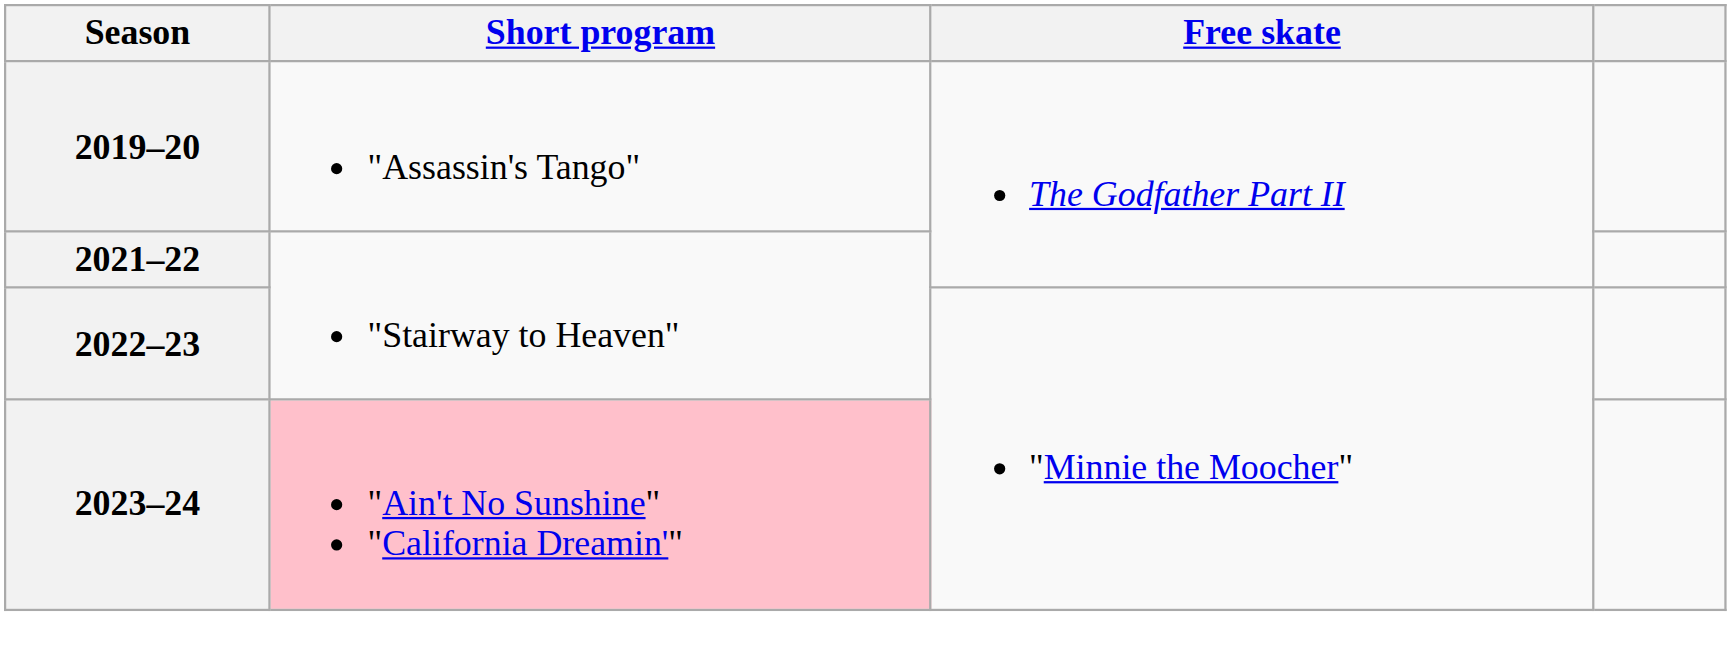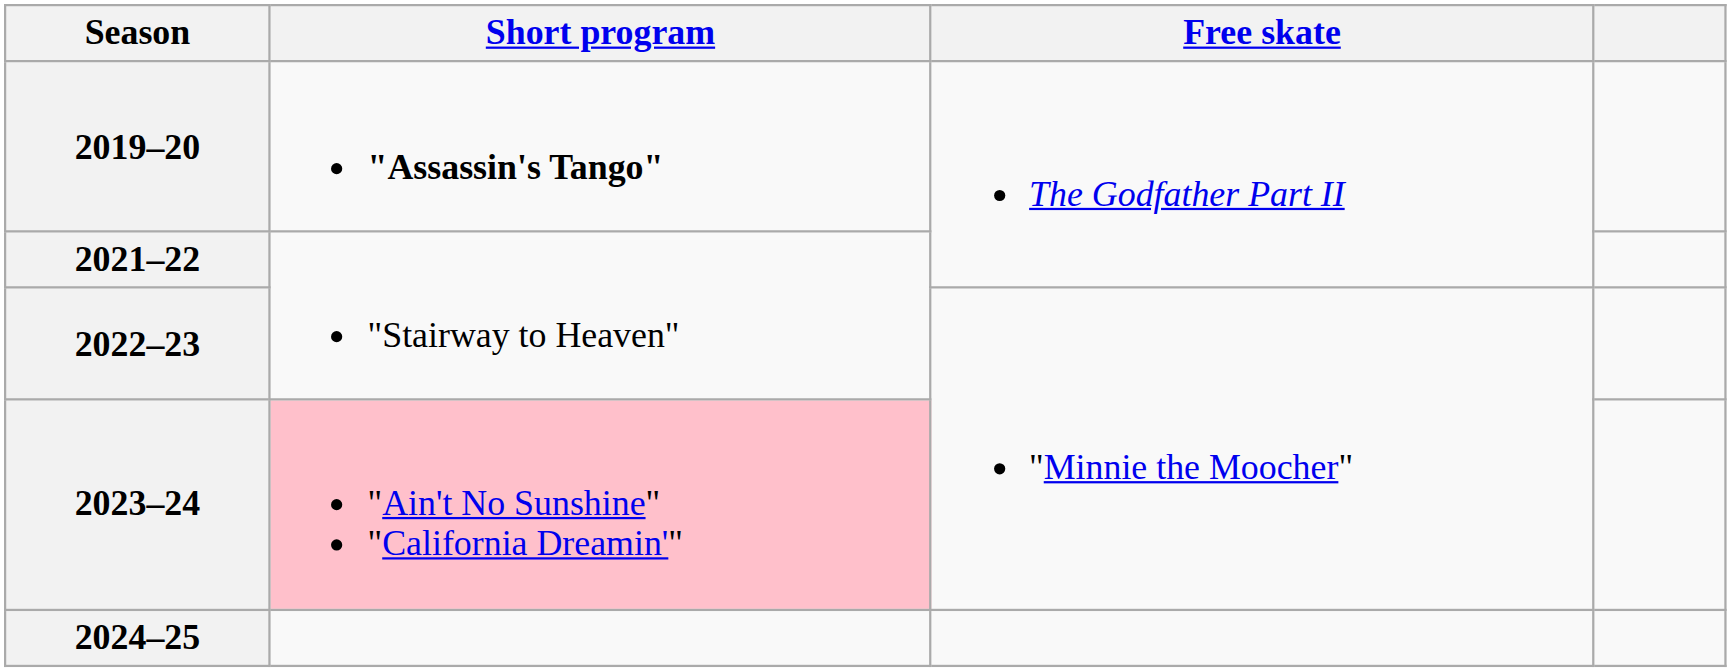(600, 167) normal -> (600, 167) bold
+ row: (137, 636)
